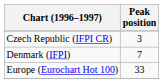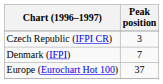(140, 70) 33 -> (140, 70) 37
